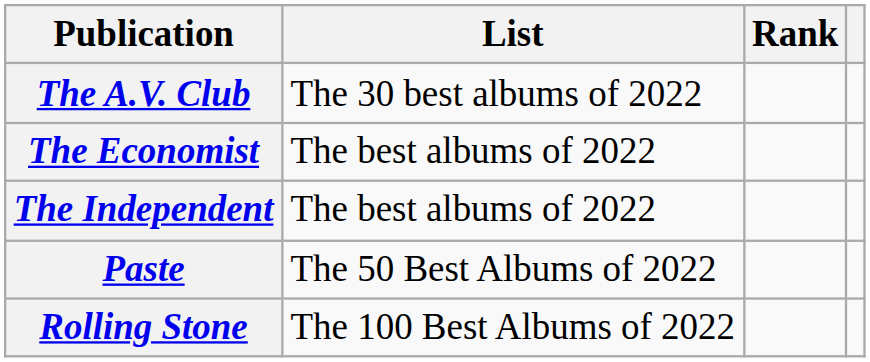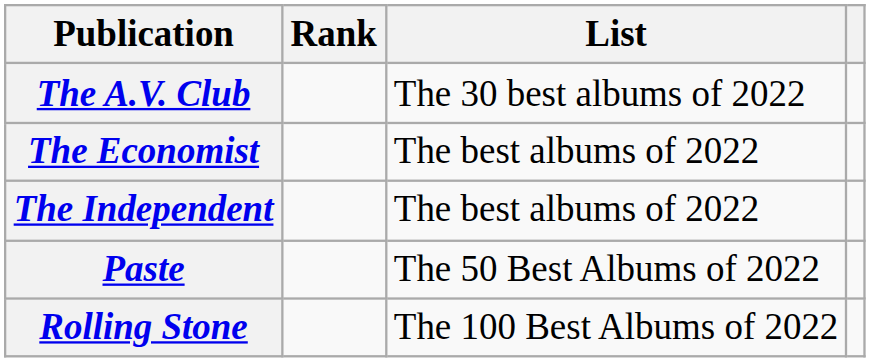columns swapped: (513, 33) <-> (795, 33)
